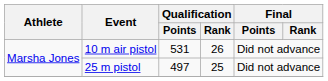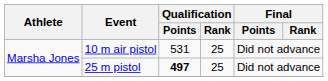(217, 49) 26 -> (217, 49) 25
(180, 67) normal -> (180, 67) bold
